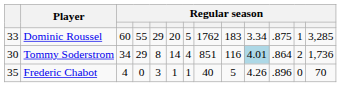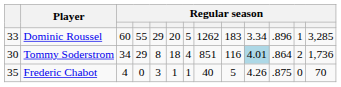(208, 36) 1762 -> (208, 36) 1262
(282, 36) .875 -> (282, 36) .896
(175, 54) 14 -> (175, 54) 18
(282, 72) .896 -> (282, 72) .875
